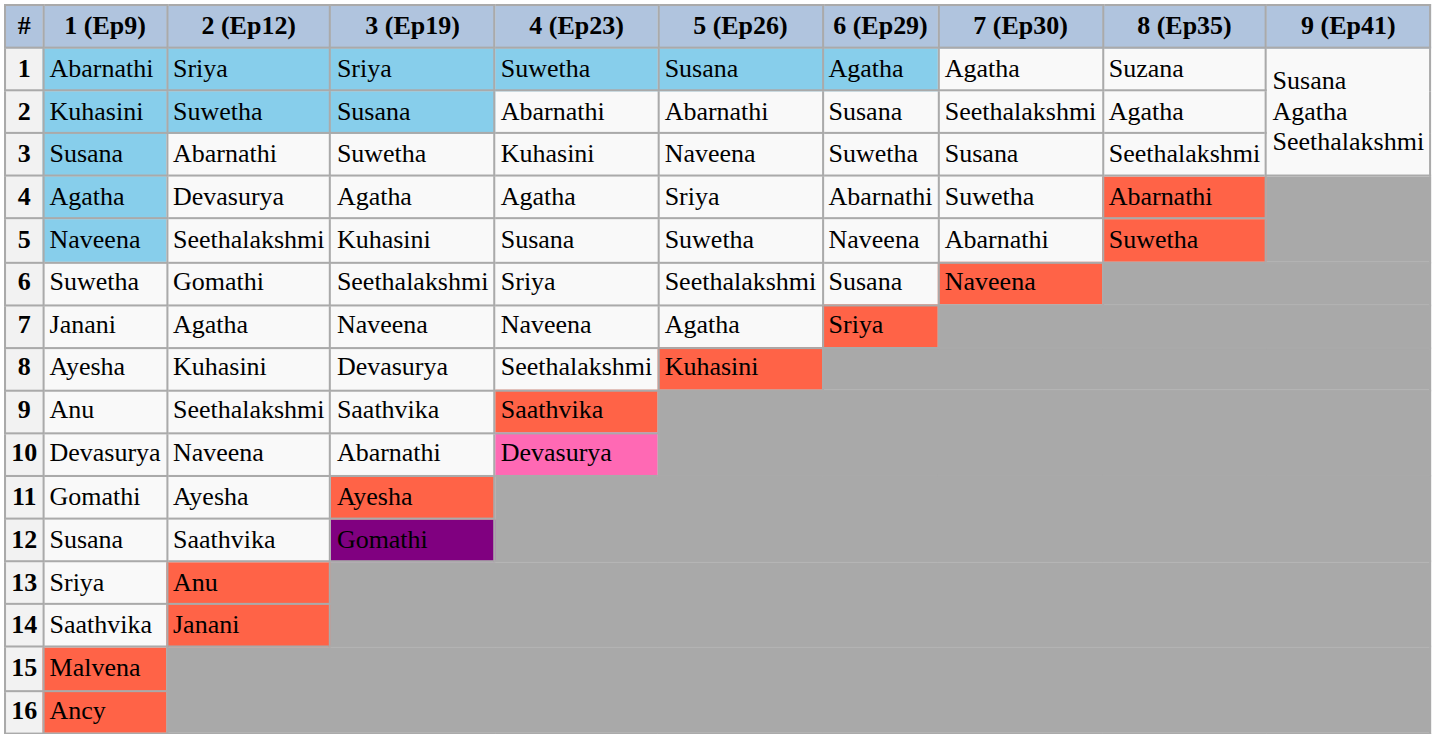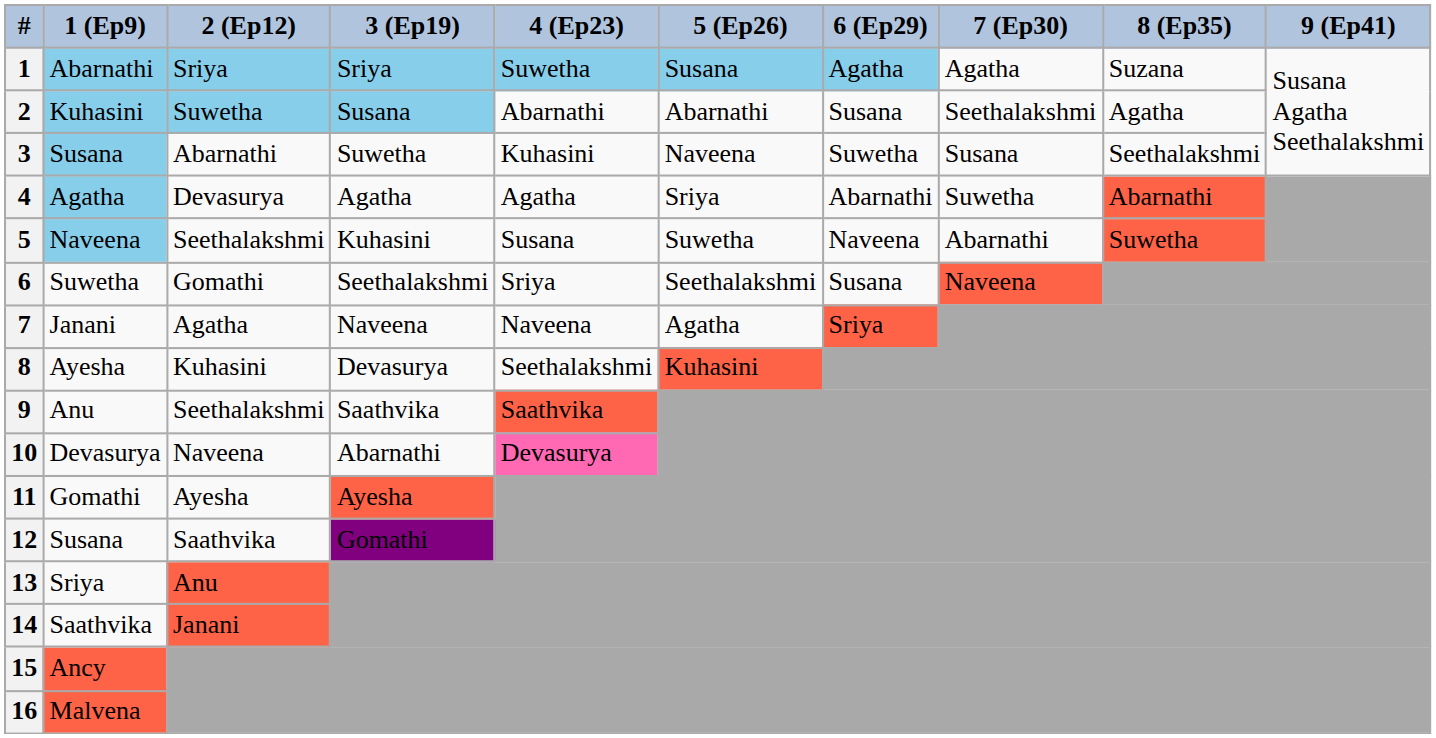(95, 668) Malvena -> (78, 668) Ancy
(78, 710) Ancy -> (95, 710) Malvena
